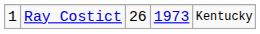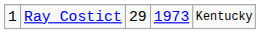(138, 17) 26 -> (138, 17) 29
